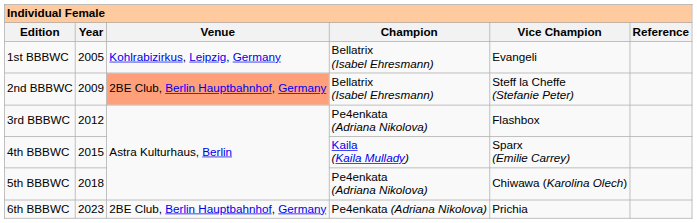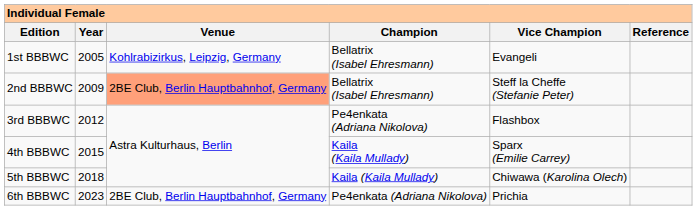(380, 184) Pe4enkata (Adriana Nikolova) -> (385, 177) Kaila (Kaila Mullady)
